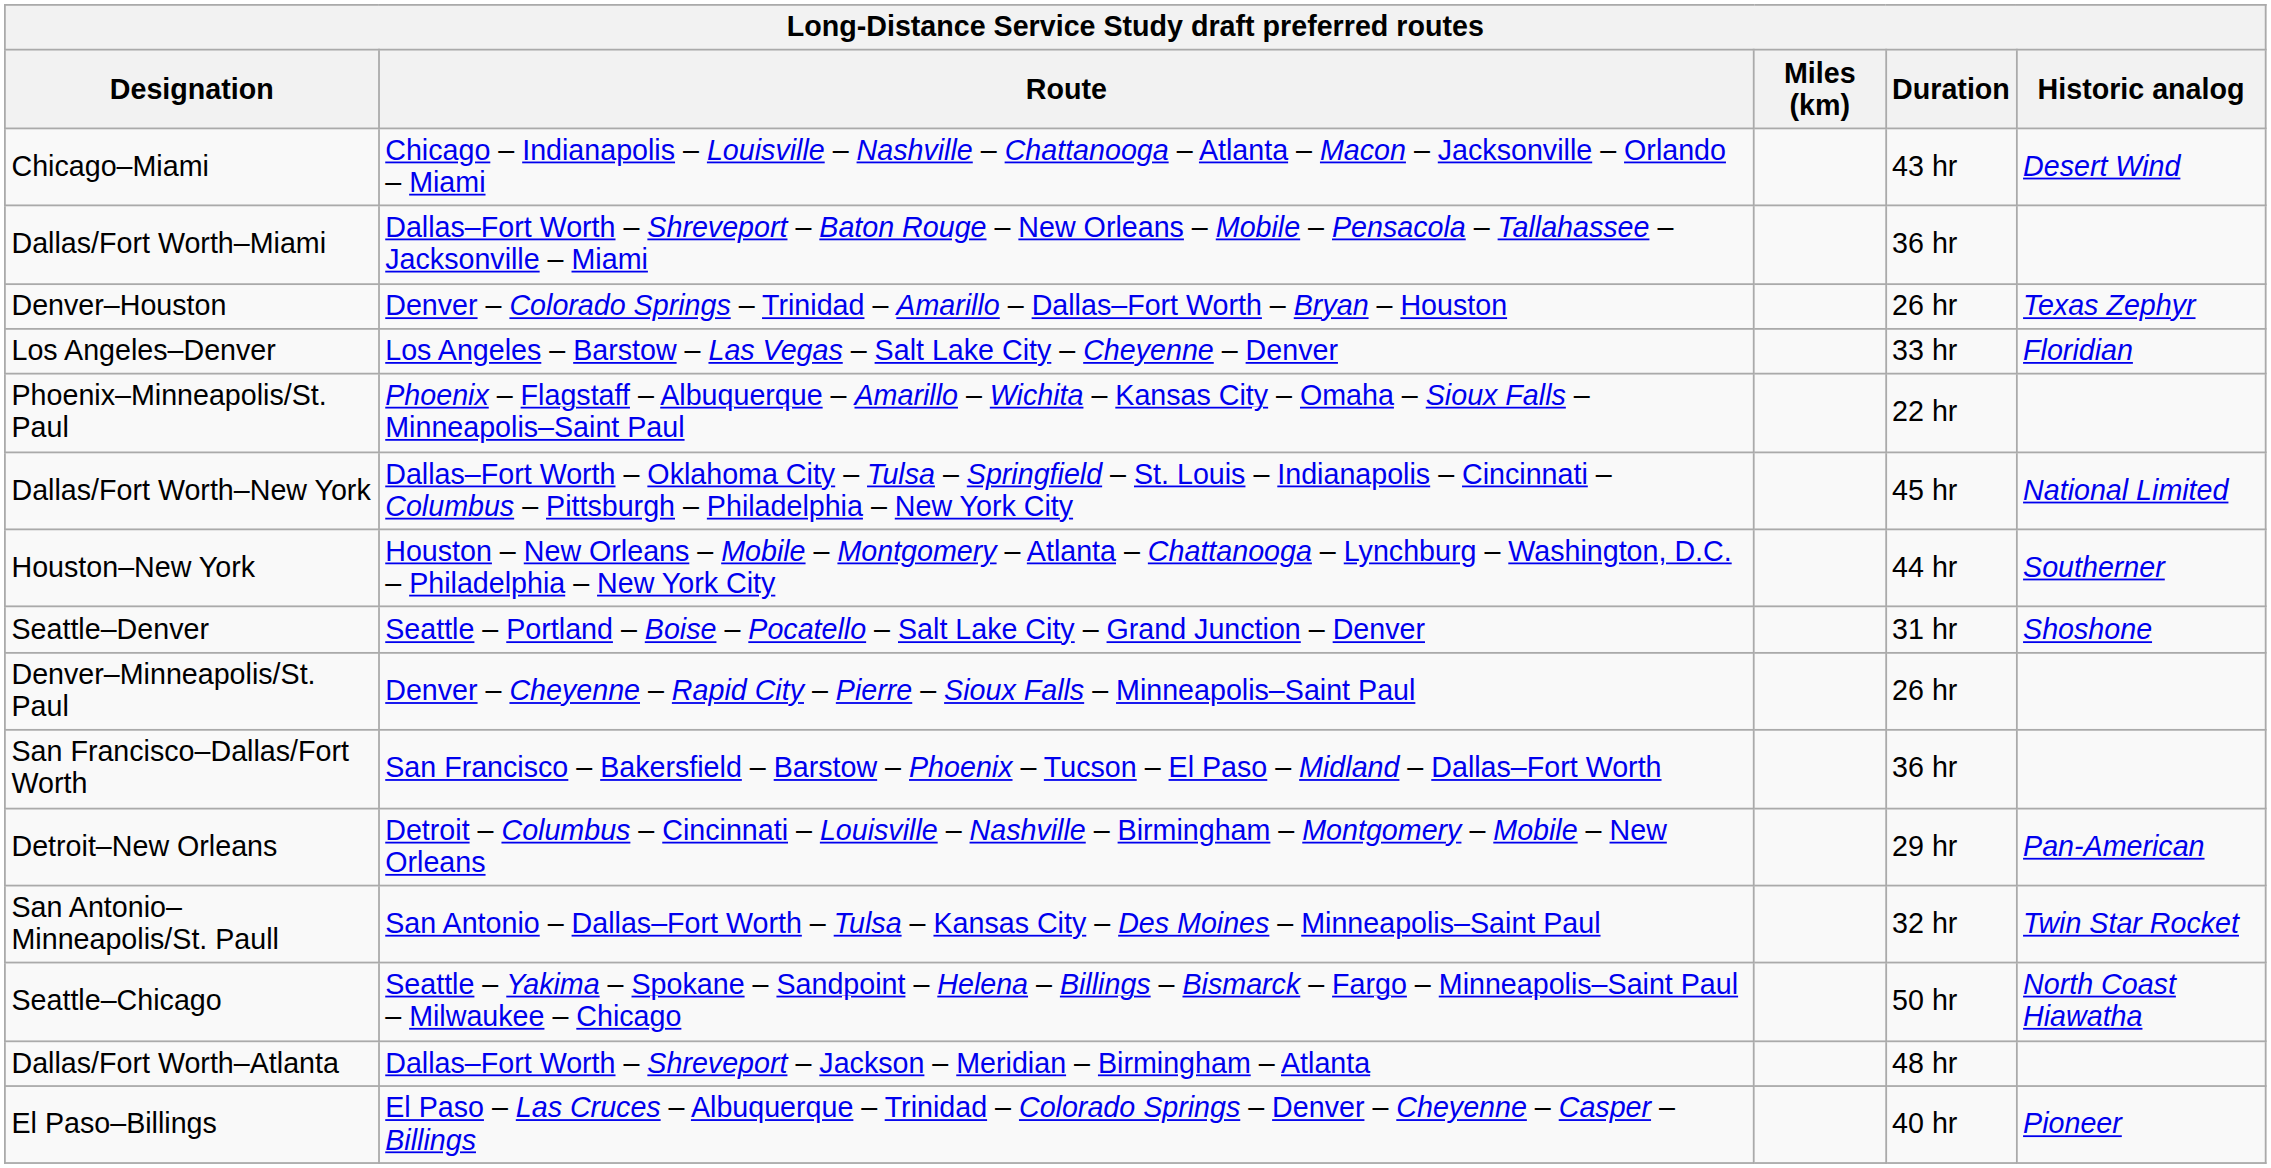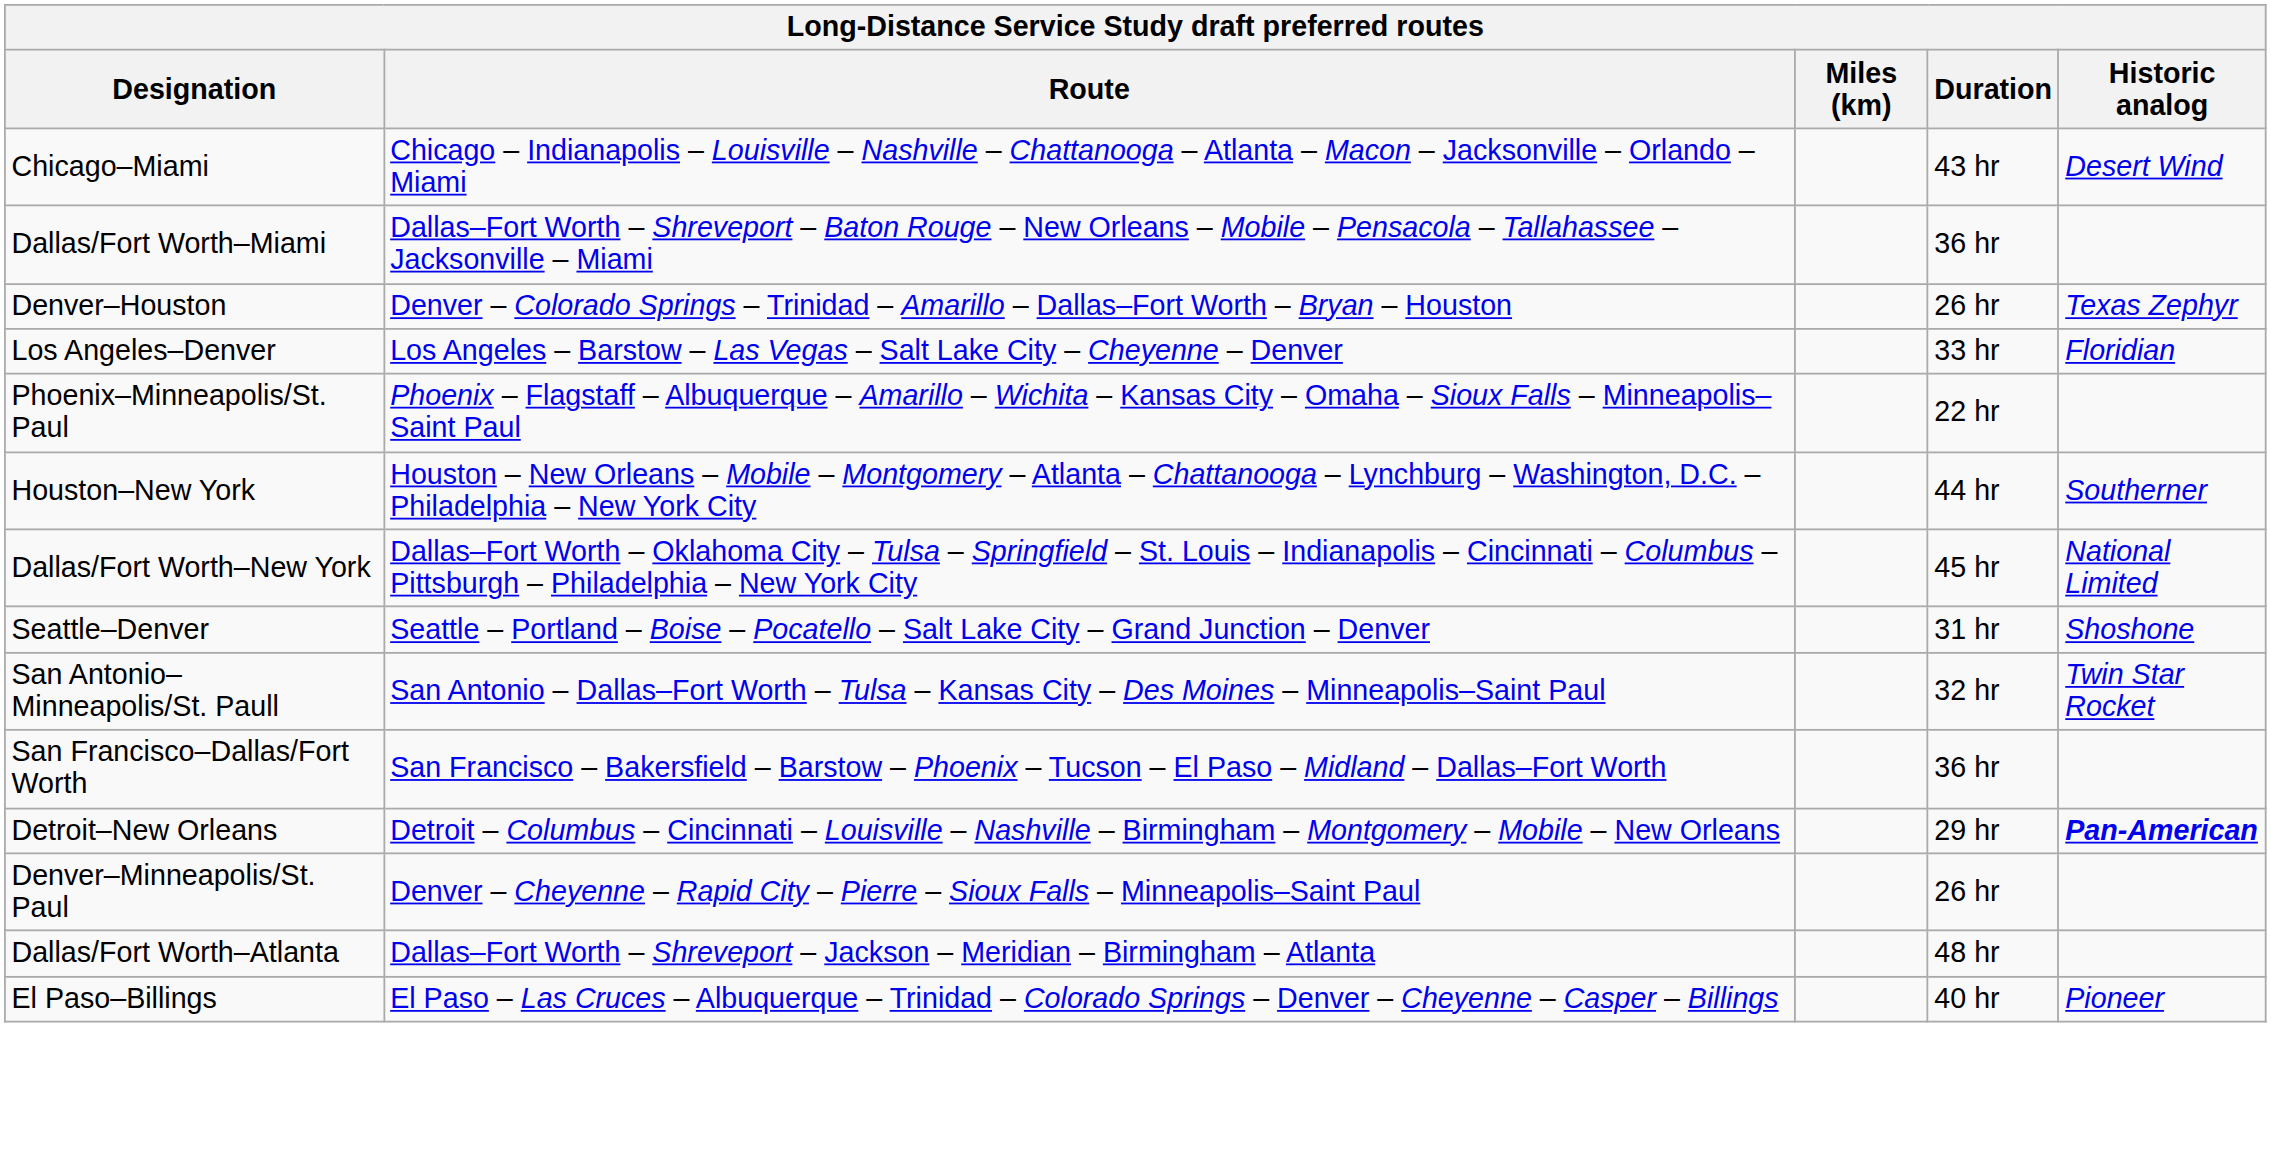rows swapped: (191, 490) <-> (133, 567)
rows swapped: (145, 923) <-> (164, 690)
(2114, 846) normal -> (2162, 830) bold
- row: (117, 1001)
